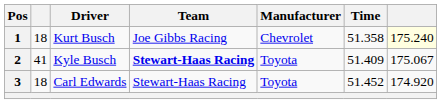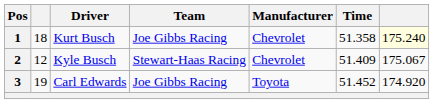(40, 59) 41 -> (40, 59) 12
(193, 59) bold -> (189, 59) normal
(279, 59) Toyota -> (278, 59) Chevrolet
(40, 81) 18 -> (40, 81) 19
(189, 81) Stewart-Haas Racing -> (180, 81) Joe Gibbs Racing
